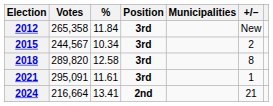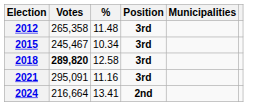- column: (251, 12)
(106, 28) 11.84 -> (106, 28) 11.48
(70, 45) 244,567 -> (70, 45) 245,467
(70, 61) normal -> (70, 61) bold
(106, 77) 11.61 -> (106, 77) 11.16
